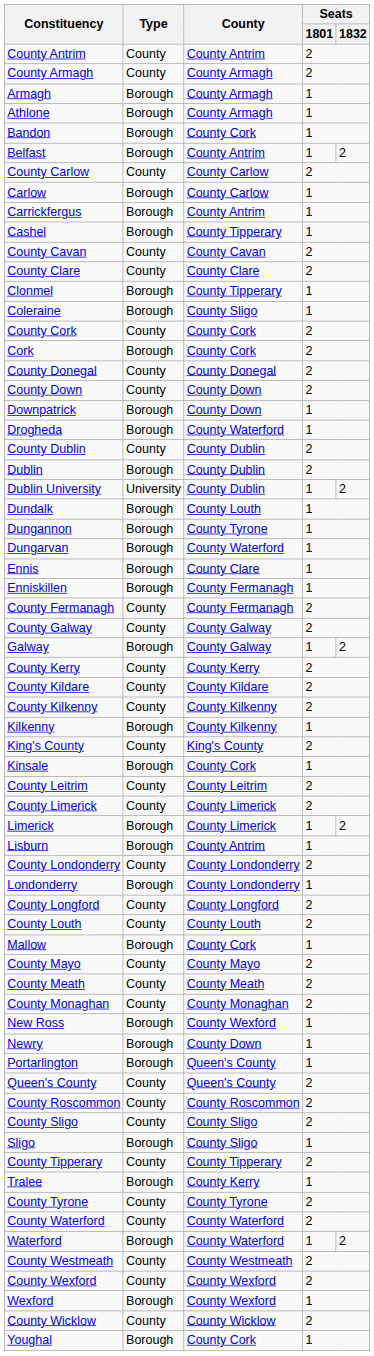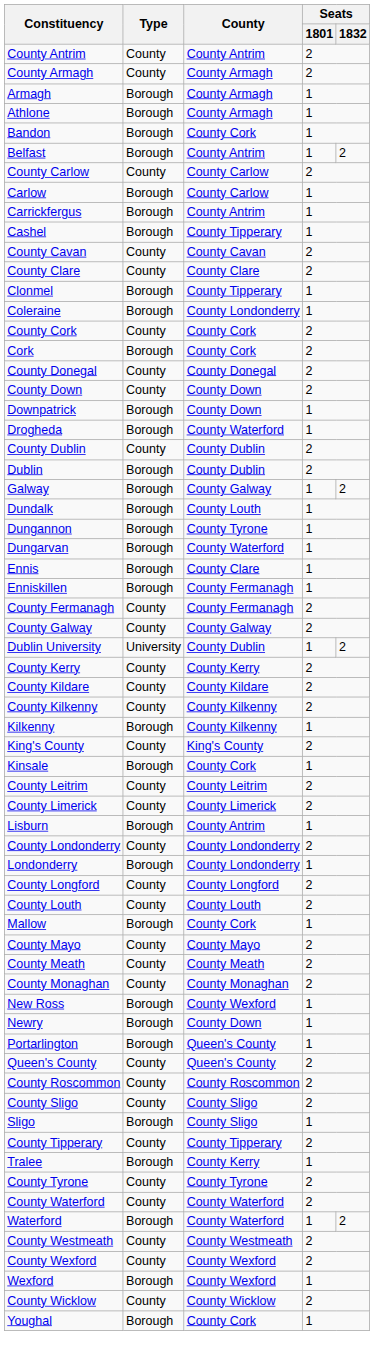(222, 311) County Sligo -> (243, 311) County Londonderry
rows swapped: (54, 489) <-> (28, 647)
- row: (30, 825)
